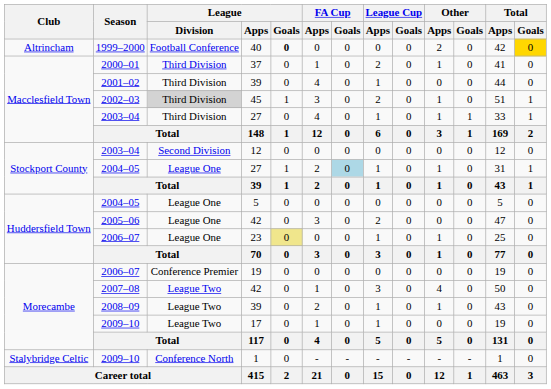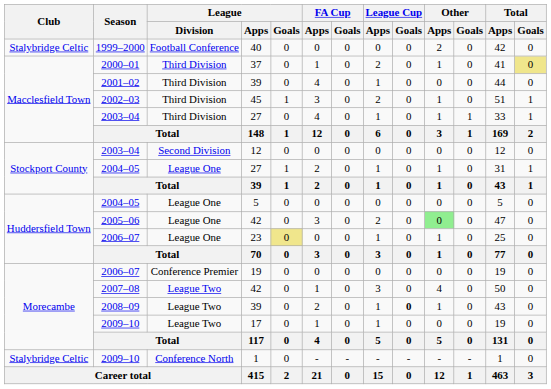(49, 47) Altrincham -> (49, 47) Stalybridge Celtic
(286, 47) bold -> (286, 47) normal
(530, 47) gold background -> (530, 47) no background
(530, 64) no background -> (530, 64) khaki background
(194, 99) lightgrey background -> (194, 99) no background
(347, 168) lightblue background -> (347, 168) no background
(439, 220) no background -> (439, 220) lightgreen background
(409, 306) normal -> (409, 306) bold
